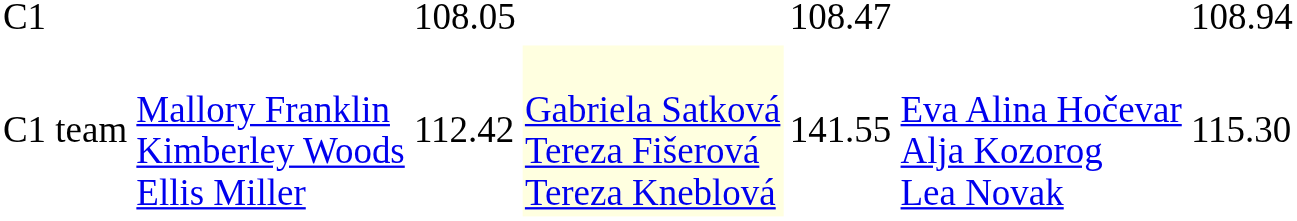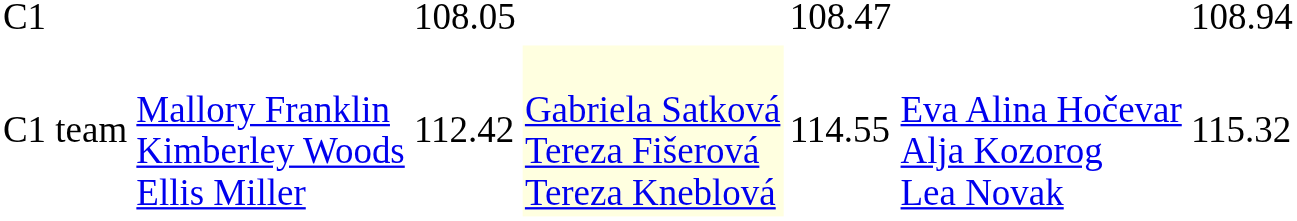(840, 130) 141.55 -> (840, 130) 114.55
(1241, 130) 115.30 -> (1241, 130) 115.32
